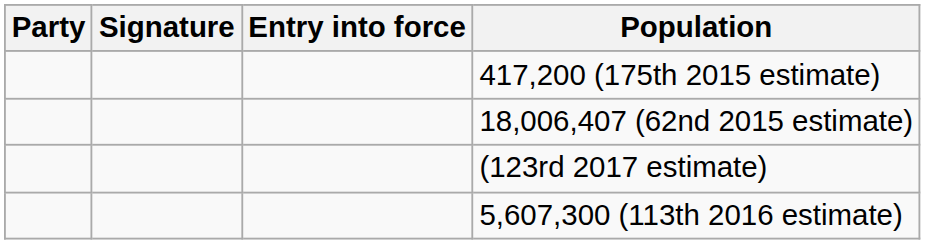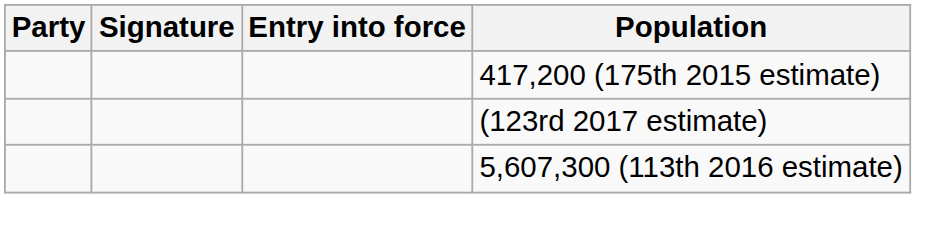- row: (696, 121)
